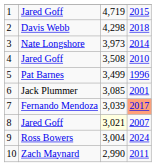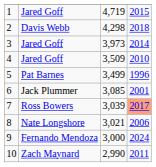(53, 43) Nate Longshore -> (42, 43) Jared Goff
(114, 59) 3,508 -> (114, 59) 3,509
(60, 106) Fernando Mendoza -> (47, 106) Ross Bowers
(42, 122) Jared Goff -> (53, 122) Nate Longshore
(114, 122) lightyellow background -> (114, 122) no background
(139, 122) 2007 -> (139, 122) 2006
(47, 138) Ross Bowers -> (60, 138) Fernando Mendoza
(114, 138) 3,004 -> (114, 138) 3,000
